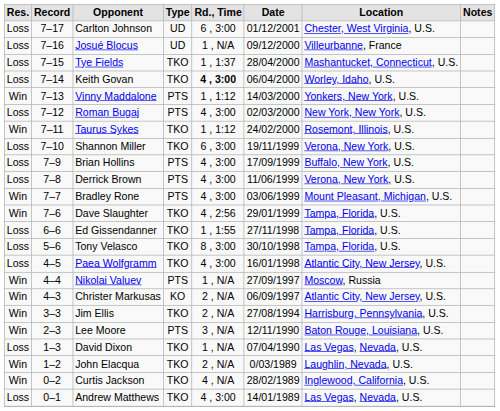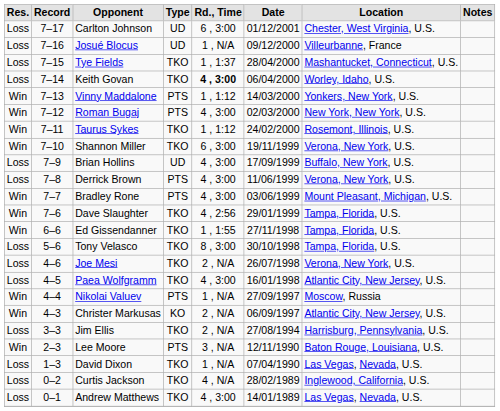(18, 113) Loss -> (18, 113) Win
(18, 146) Loss -> (18, 146) Win
(178, 163) PTS -> (178, 163) UD
(18, 230) Loss -> (18, 230) Win
+ row: (96, 263)
(18, 313) Win -> (18, 330) Loss
- row: (107, 364)
(18, 380) Win -> (18, 380) Loss
